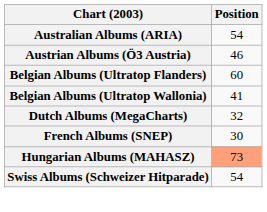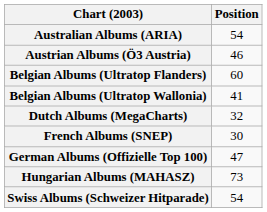+ row: (108, 156)
(237, 156) lightsalmon background -> (237, 177) no background
